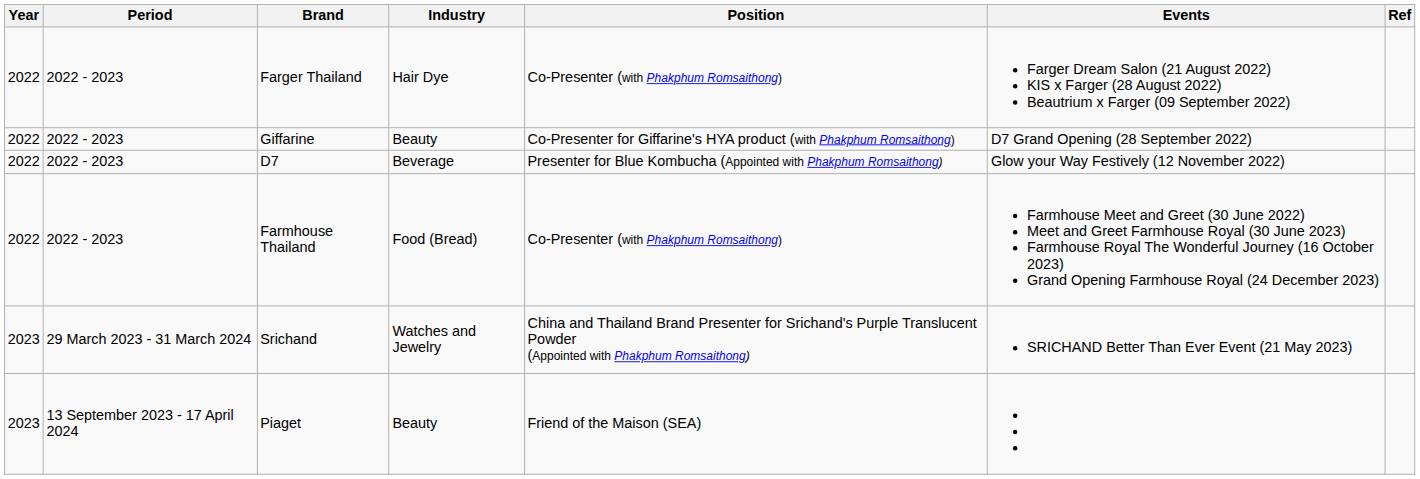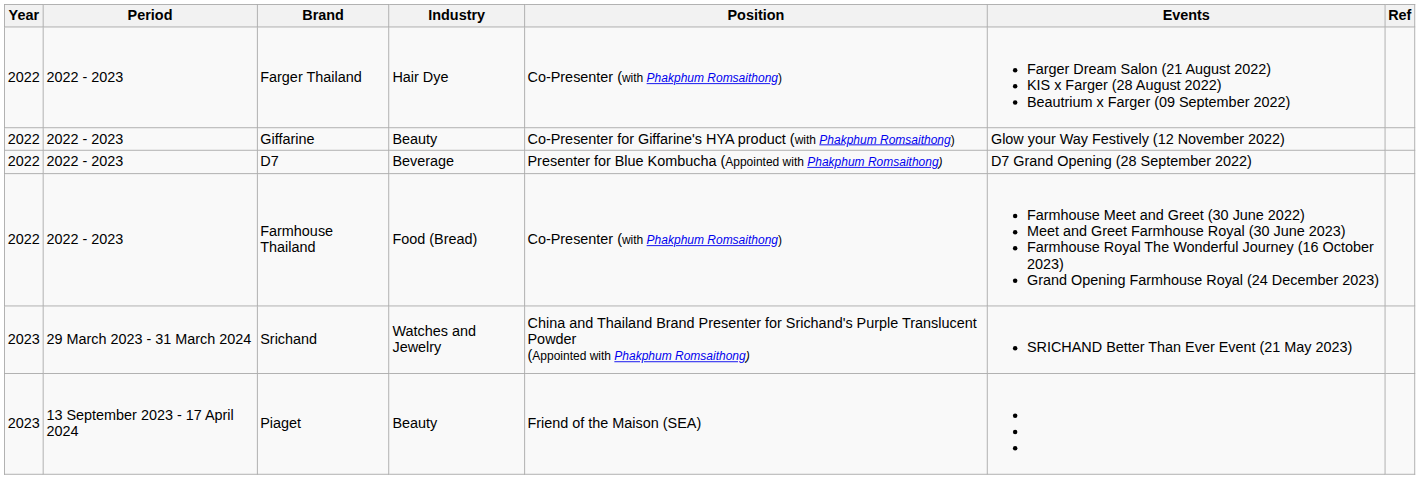(1121, 138) D7 Grand Opening (28 September 2022) -> (1138, 138) Glow your Way Festively (12 November 2022)
(1138, 161) Glow your Way Festively (12 November 2022) -> (1121, 161) D7 Grand Opening (28 September 2022)
